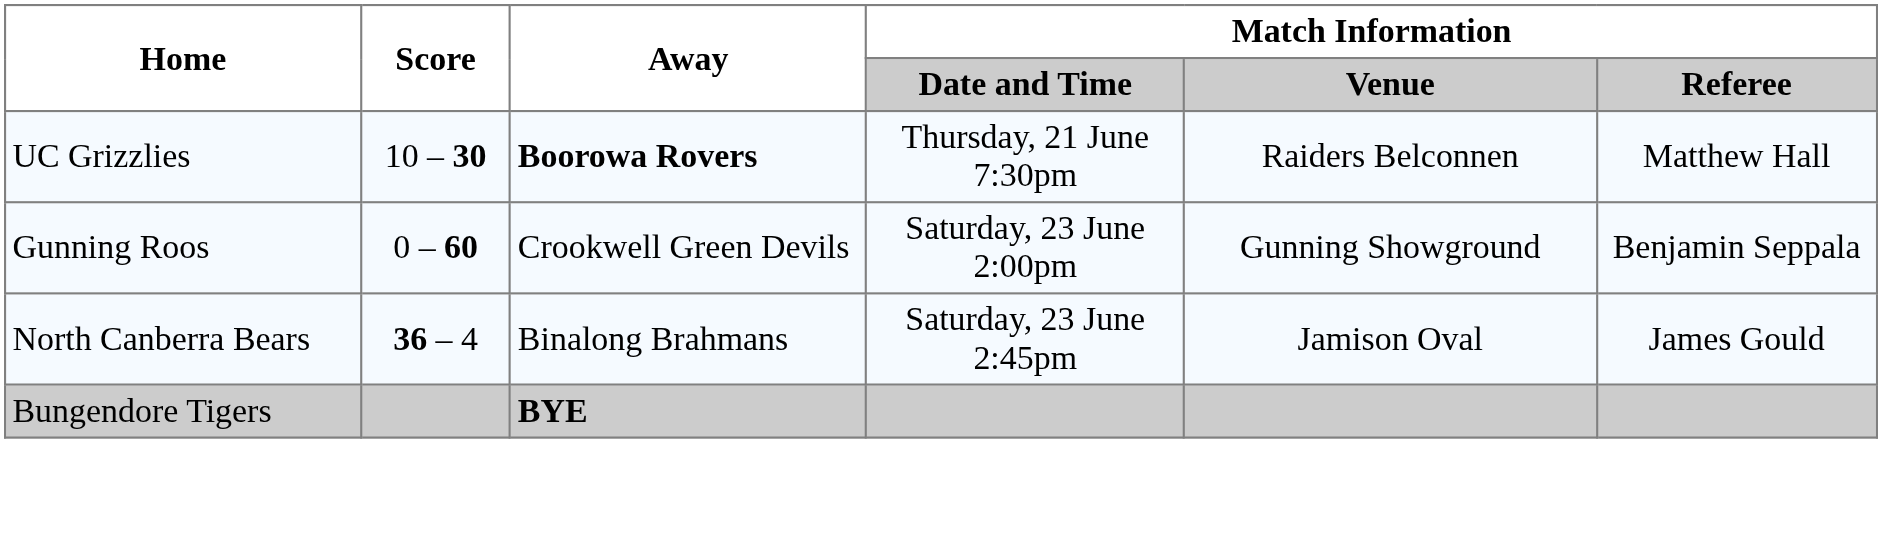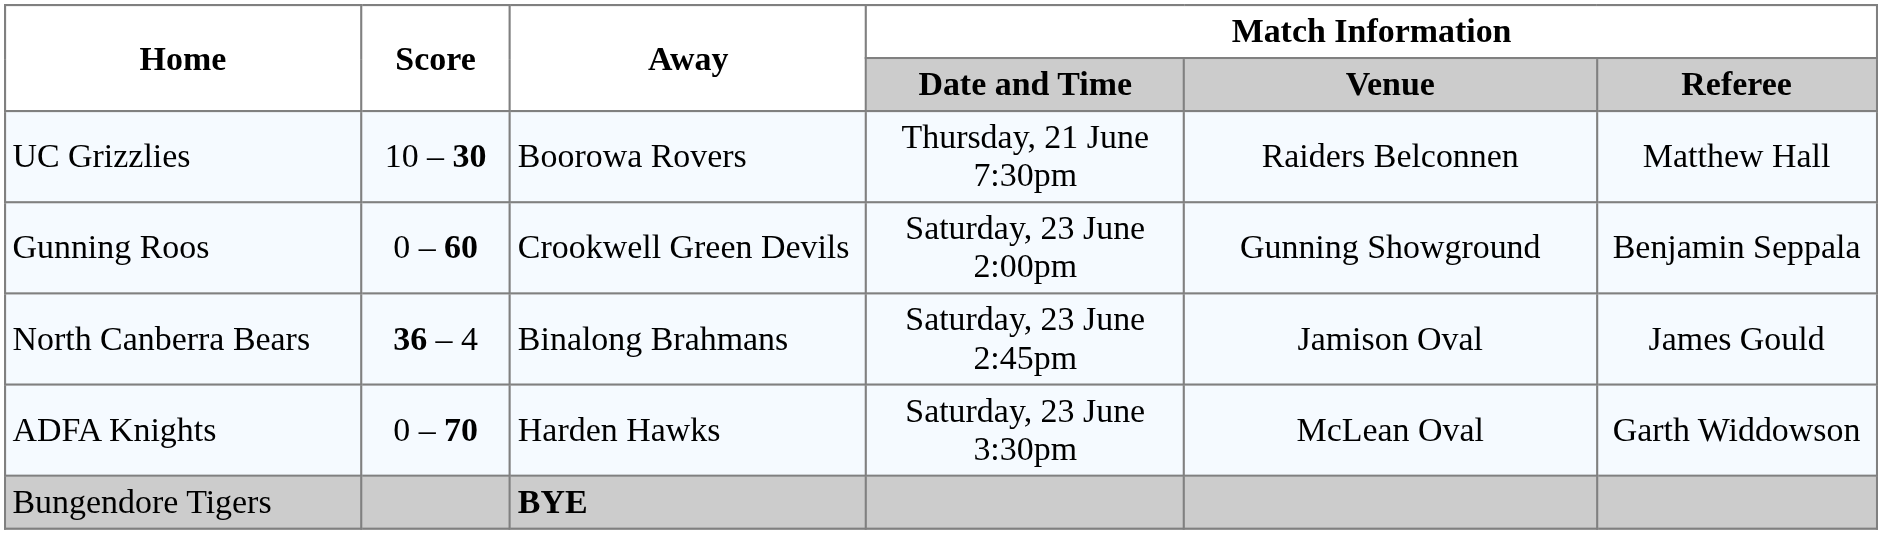(638, 156) bold -> (632, 156) normal
+ row: (114, 429)
